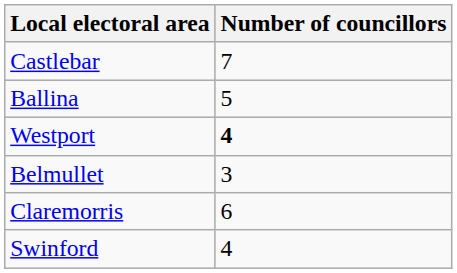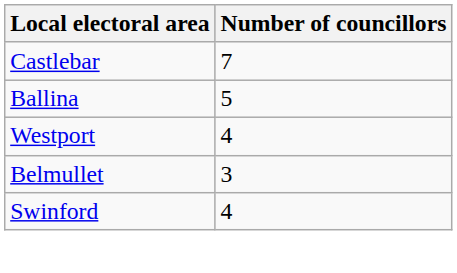(226, 135) bold -> (226, 135) normal
- row: (67, 211)
